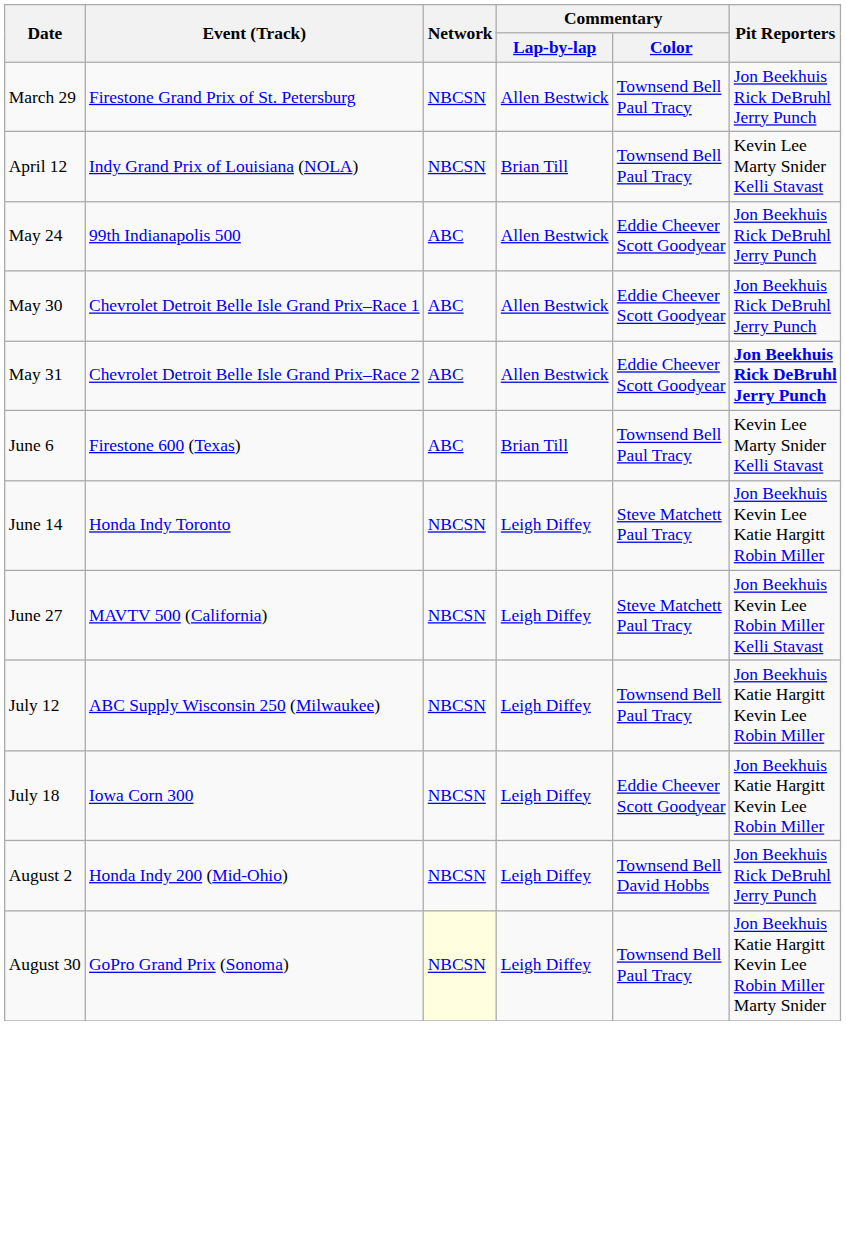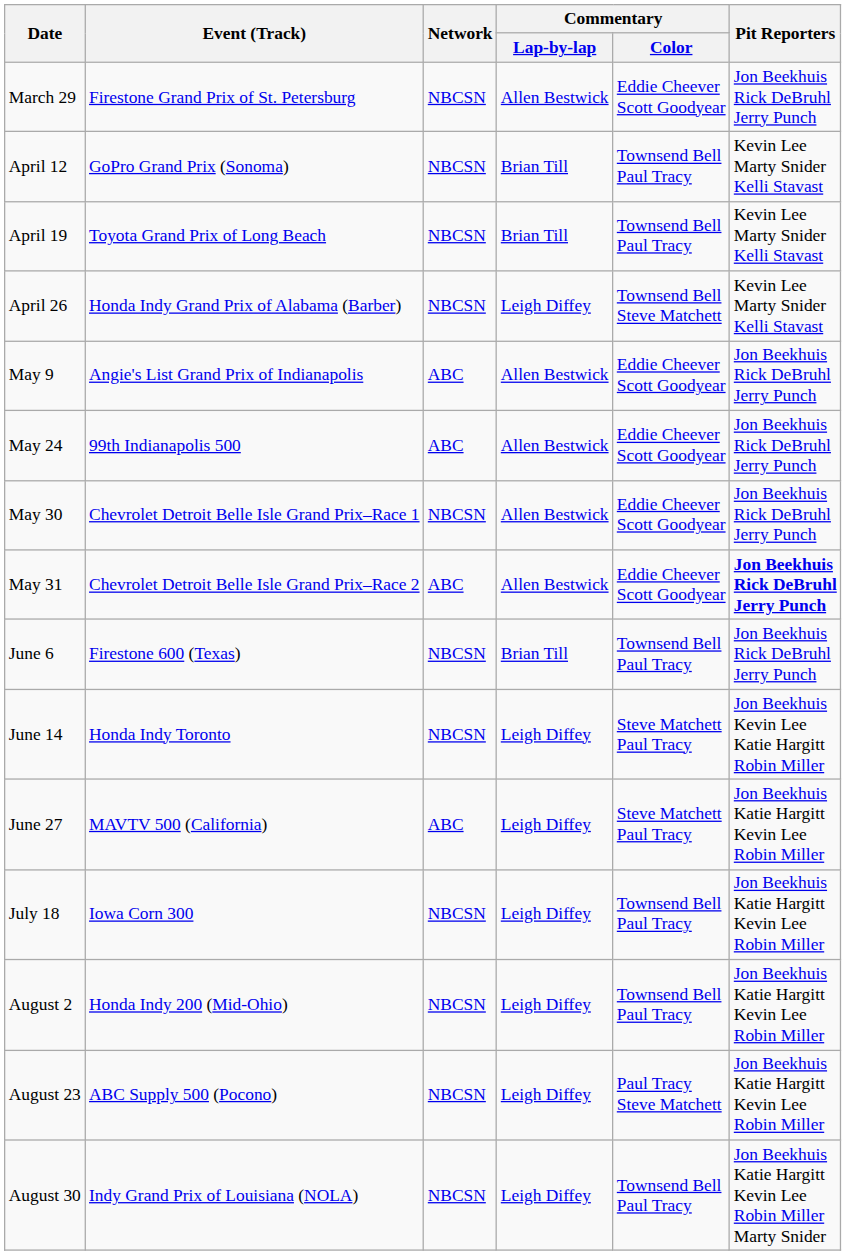(669, 96) Townsend Bell Paul Tracy -> (671, 96) Eddie Cheever Scott Goodyear
(224, 166) Indy Grand Prix of Louisiana (NOLA) -> (189, 166) GoPro Grand Prix (Sonoma)
+ row: (38, 235)
+ row: (38, 305)
+ row: (31, 375)
(446, 305) ABC -> (457, 514) NBCSN
(446, 444) ABC -> (457, 653) NBCSN
(780, 444) Kevin Lee Marty Snider Kelli Stavast -> (782, 653) Jon Beekhuis Rick DeBruhl Jerry Punch
(457, 614) NBCSN -> (446, 823) ABC
(780, 614) Jon Beekhuis Kevin Lee Robin Miller Kelli Stavast -> (780, 823) Jon Beekhuis Katie Hargitt Kevin Lee Robin Miller
- row: (34, 705)
(671, 795) Eddie Cheever Scott Goodyear -> (669, 914) Townsend Bell Paul Tracy
(669, 875) Townsend Bell David Hobbs -> (669, 1004) Townsend Bell Paul Tracy
(782, 875) Jon Beekhuis Rick DeBruhl Jerry Punch -> (780, 1004) Jon Beekhuis Katie Hargitt Kevin Lee Robin Miller
+ row: (45, 1094)
(189, 965) GoPro Grand Prix (Sonoma) -> (224, 1194) Indy Grand Prix of Louisiana (NOLA)
(457, 965) lightyellow background -> (457, 1194) no background
